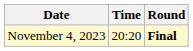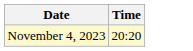- column: (166, 14)
